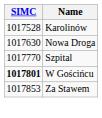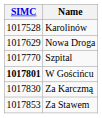(24, 43) 1017630 -> (24, 43) 1017629
+ row: (69, 89)
